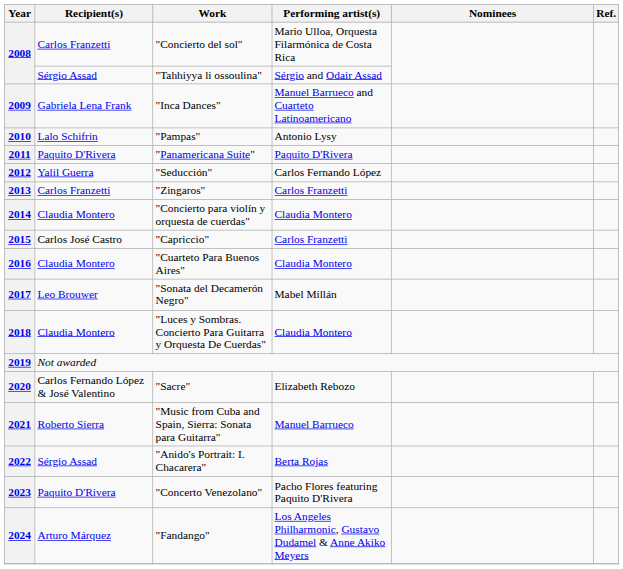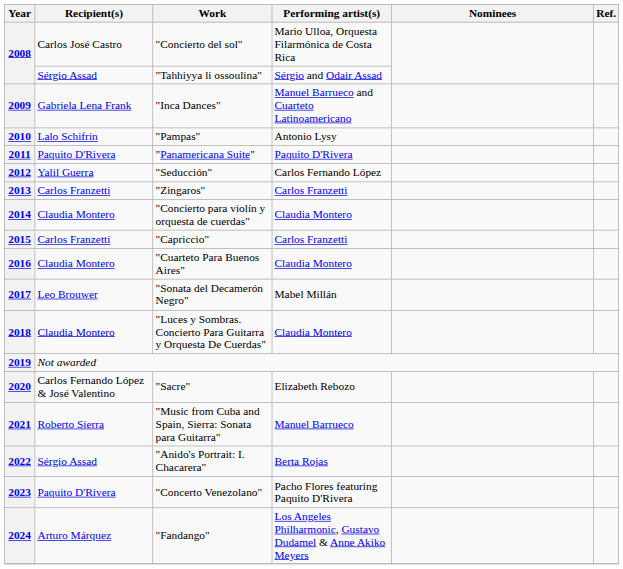(74, 44) Carlos Franzetti -> (80, 44) Carlos José Castro
(80, 239) Carlos José Castro -> (74, 239) Carlos Franzetti
